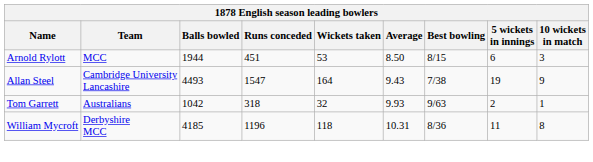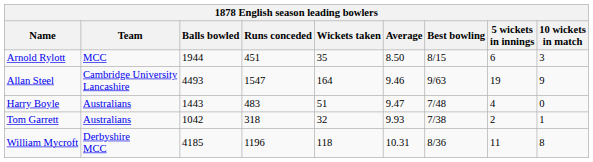(322, 58) 53 -> (322, 58) 35
(395, 80) 9.43 -> (395, 80) 9.46
(437, 80) 7/38 -> (437, 80) 9/63
+ row: (33, 103)
(437, 103) 9/63 -> (437, 120) 7/38
